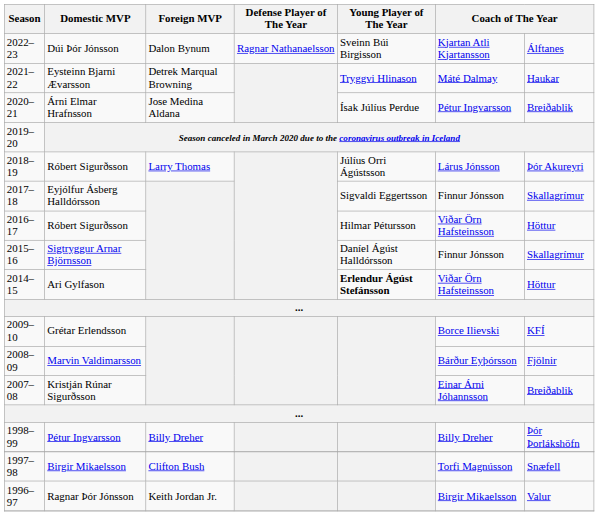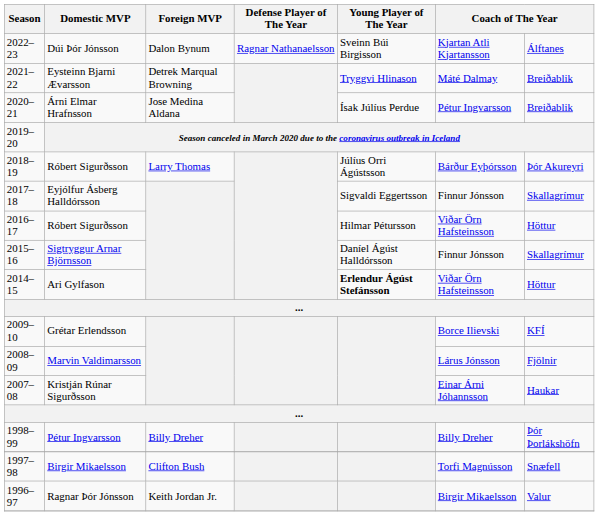(543, 78) Haukar -> (550, 78) Breiðablik
(469, 166) Lárus Jónsson -> (477, 166) Bárður Eyþórsson
(477, 360) Bárður Eyþórsson -> (469, 360) Lárus Jónsson
(550, 390) Breiðablik -> (543, 390) Haukar
